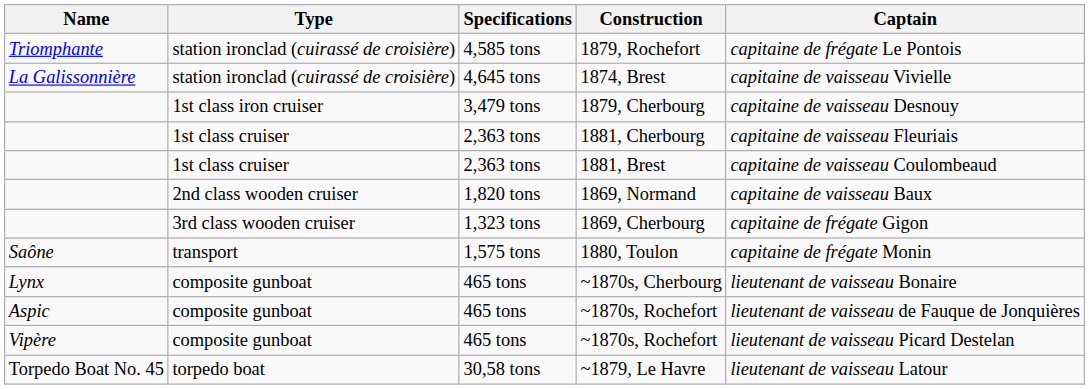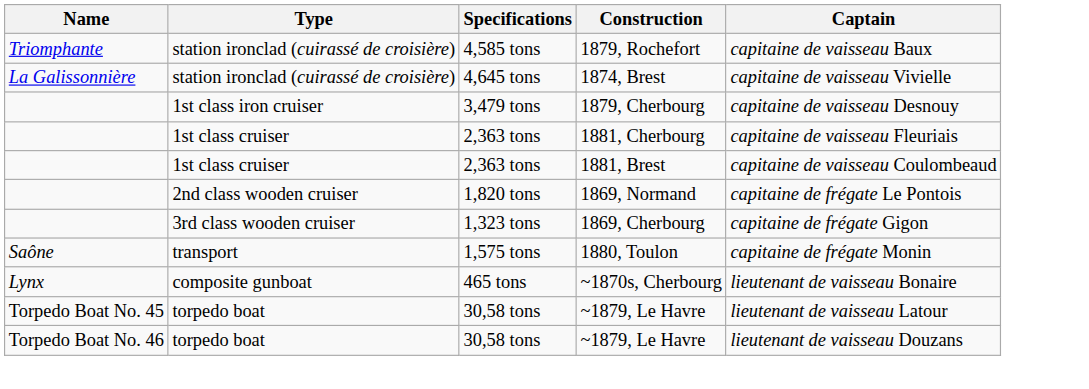(846, 48) capitaine de frégate Le Pontois -> (831, 48) capitaine de vaisseau Baux
(831, 194) capitaine de vaisseau Baux -> (846, 194) capitaine de frégate Le Pontois
- row: (29, 310)
- row: (32, 340)
+ row: (86, 340)
